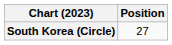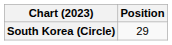(142, 31) 27 -> (142, 31) 29
